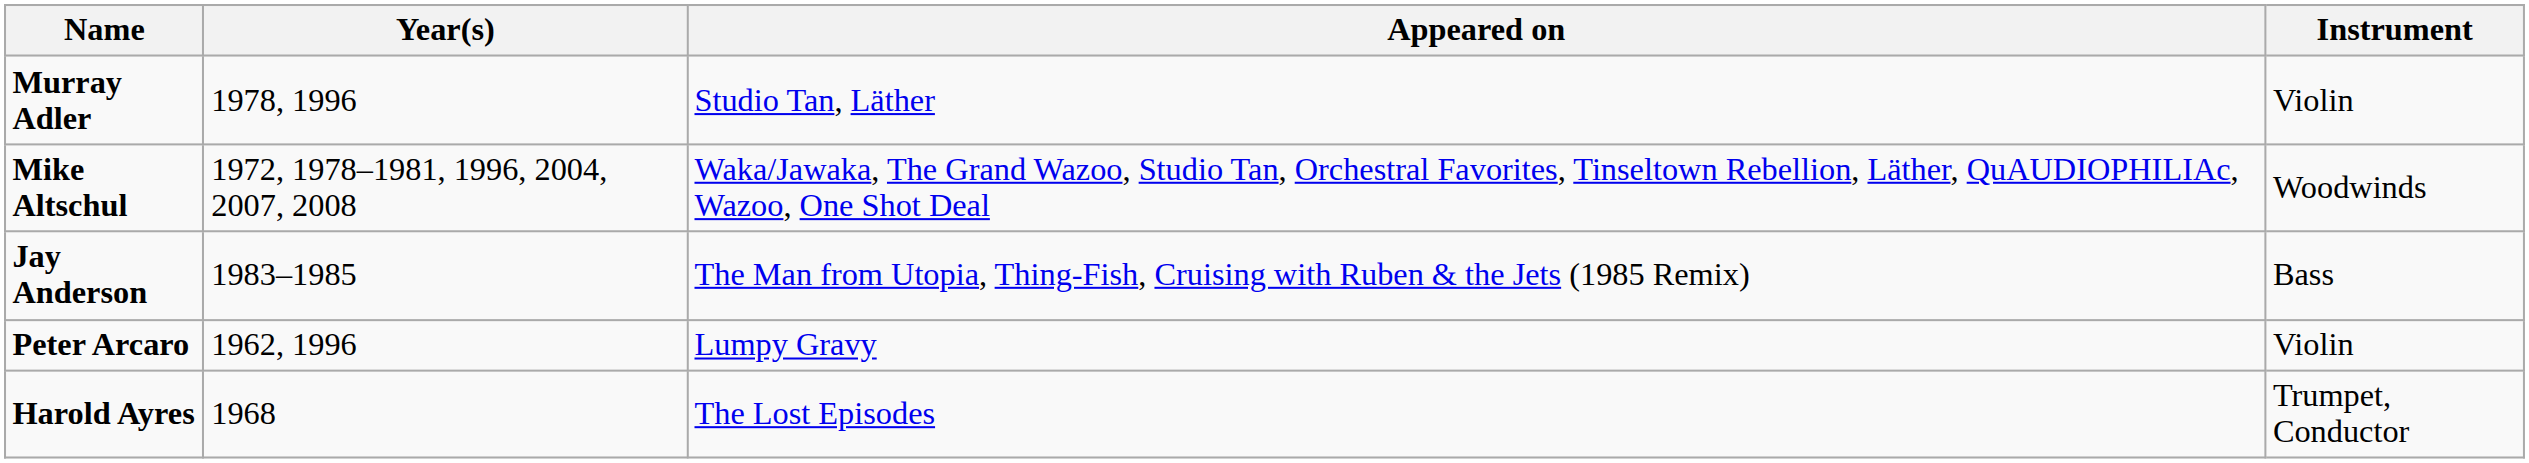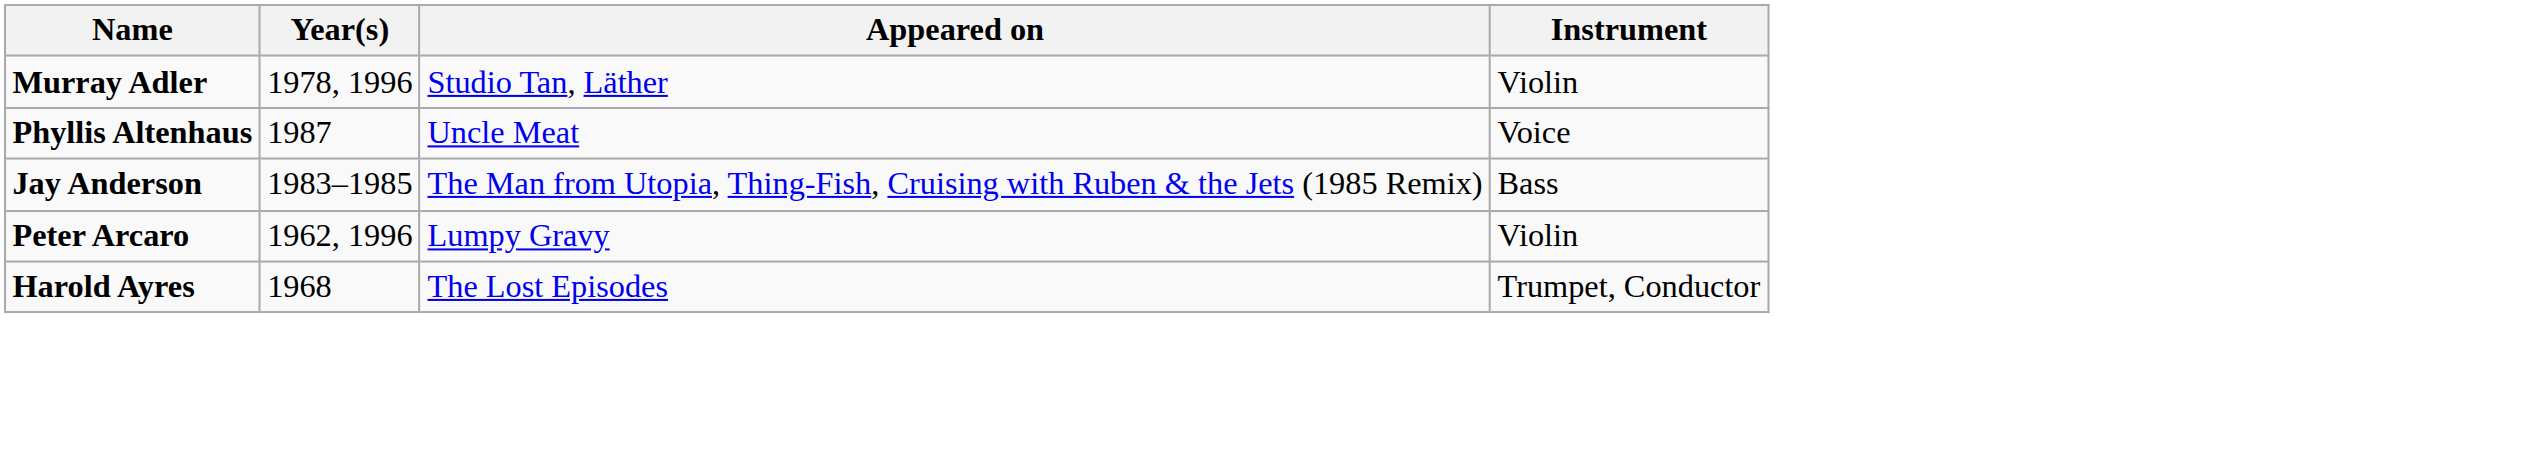+ row: (132, 132)
- row: (70, 187)
